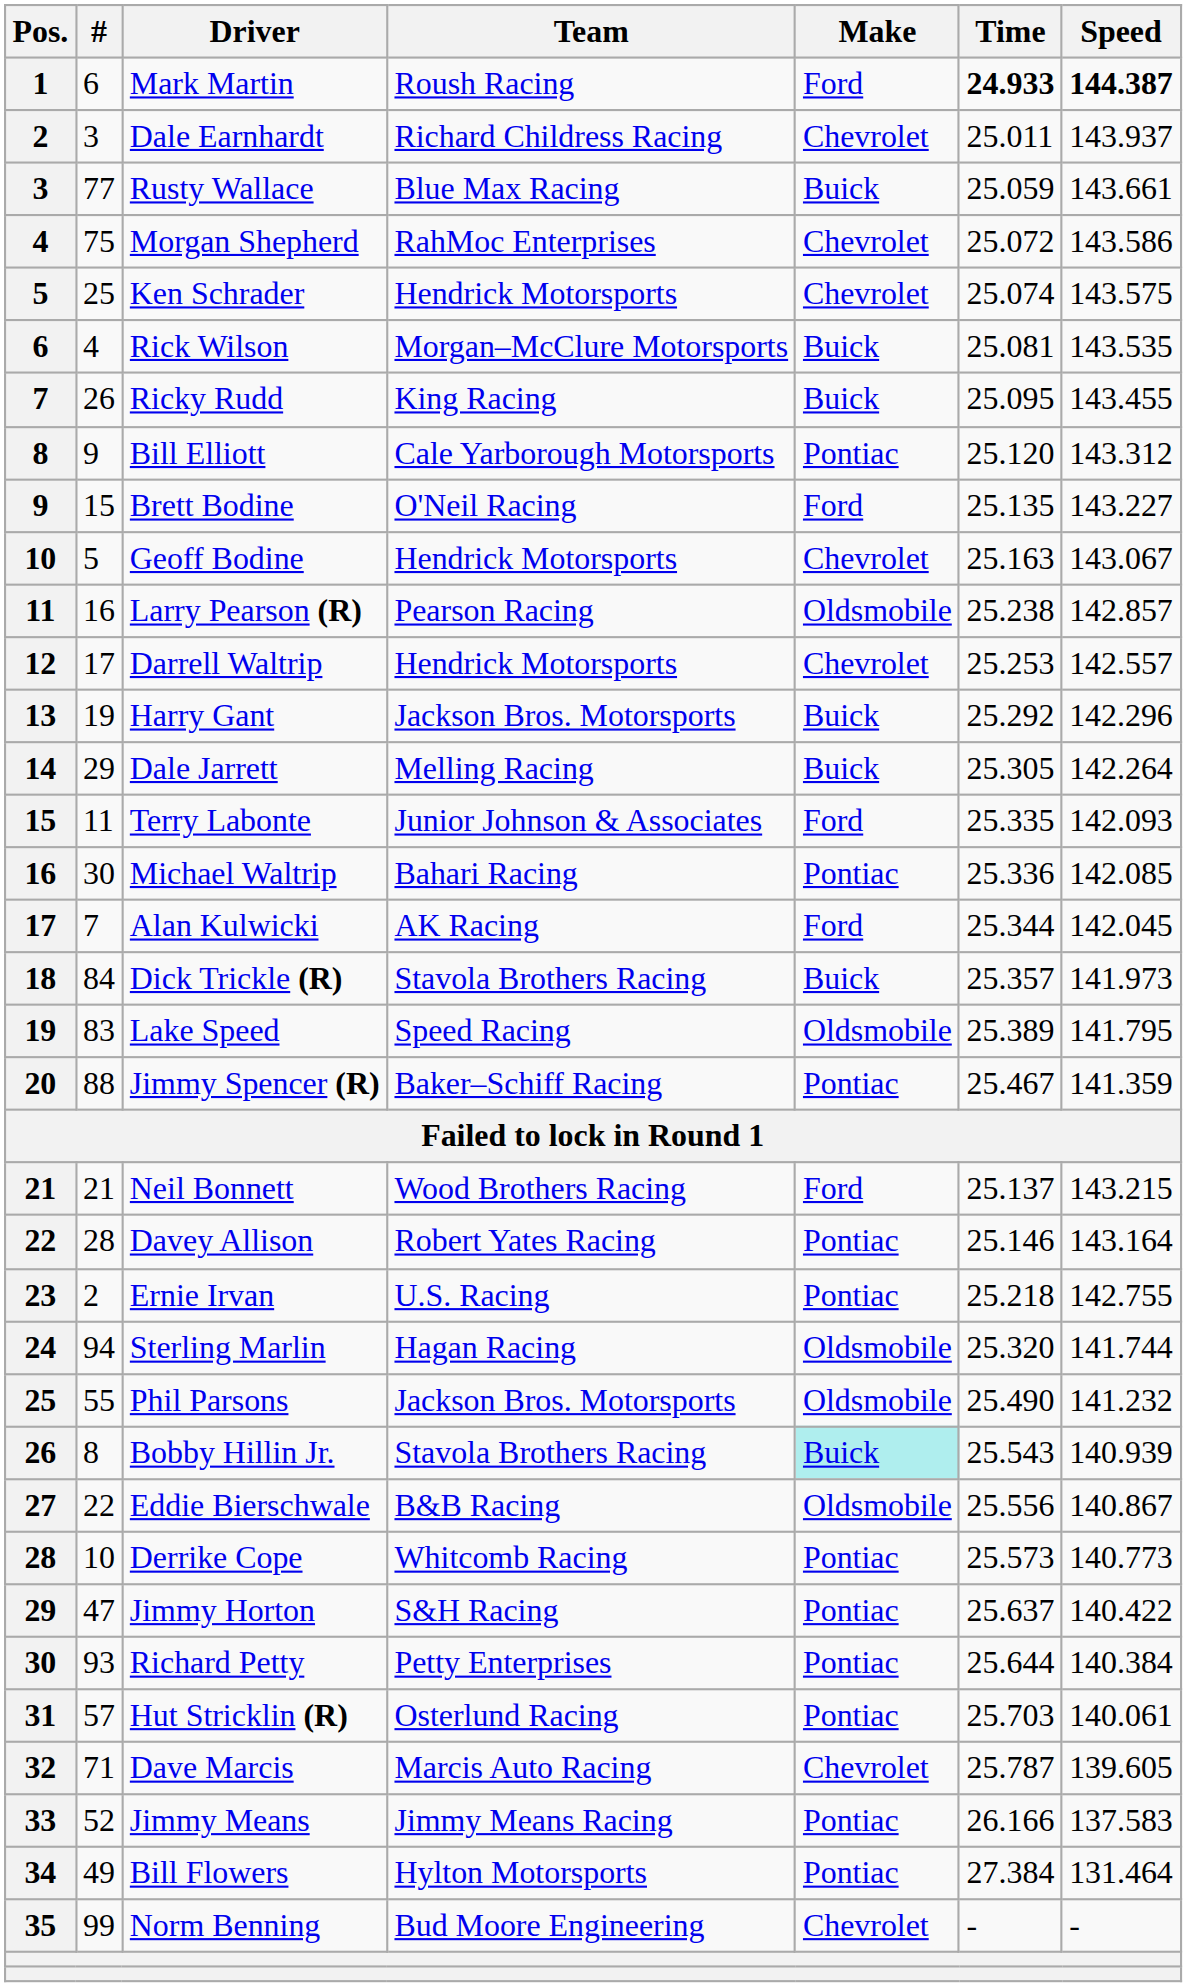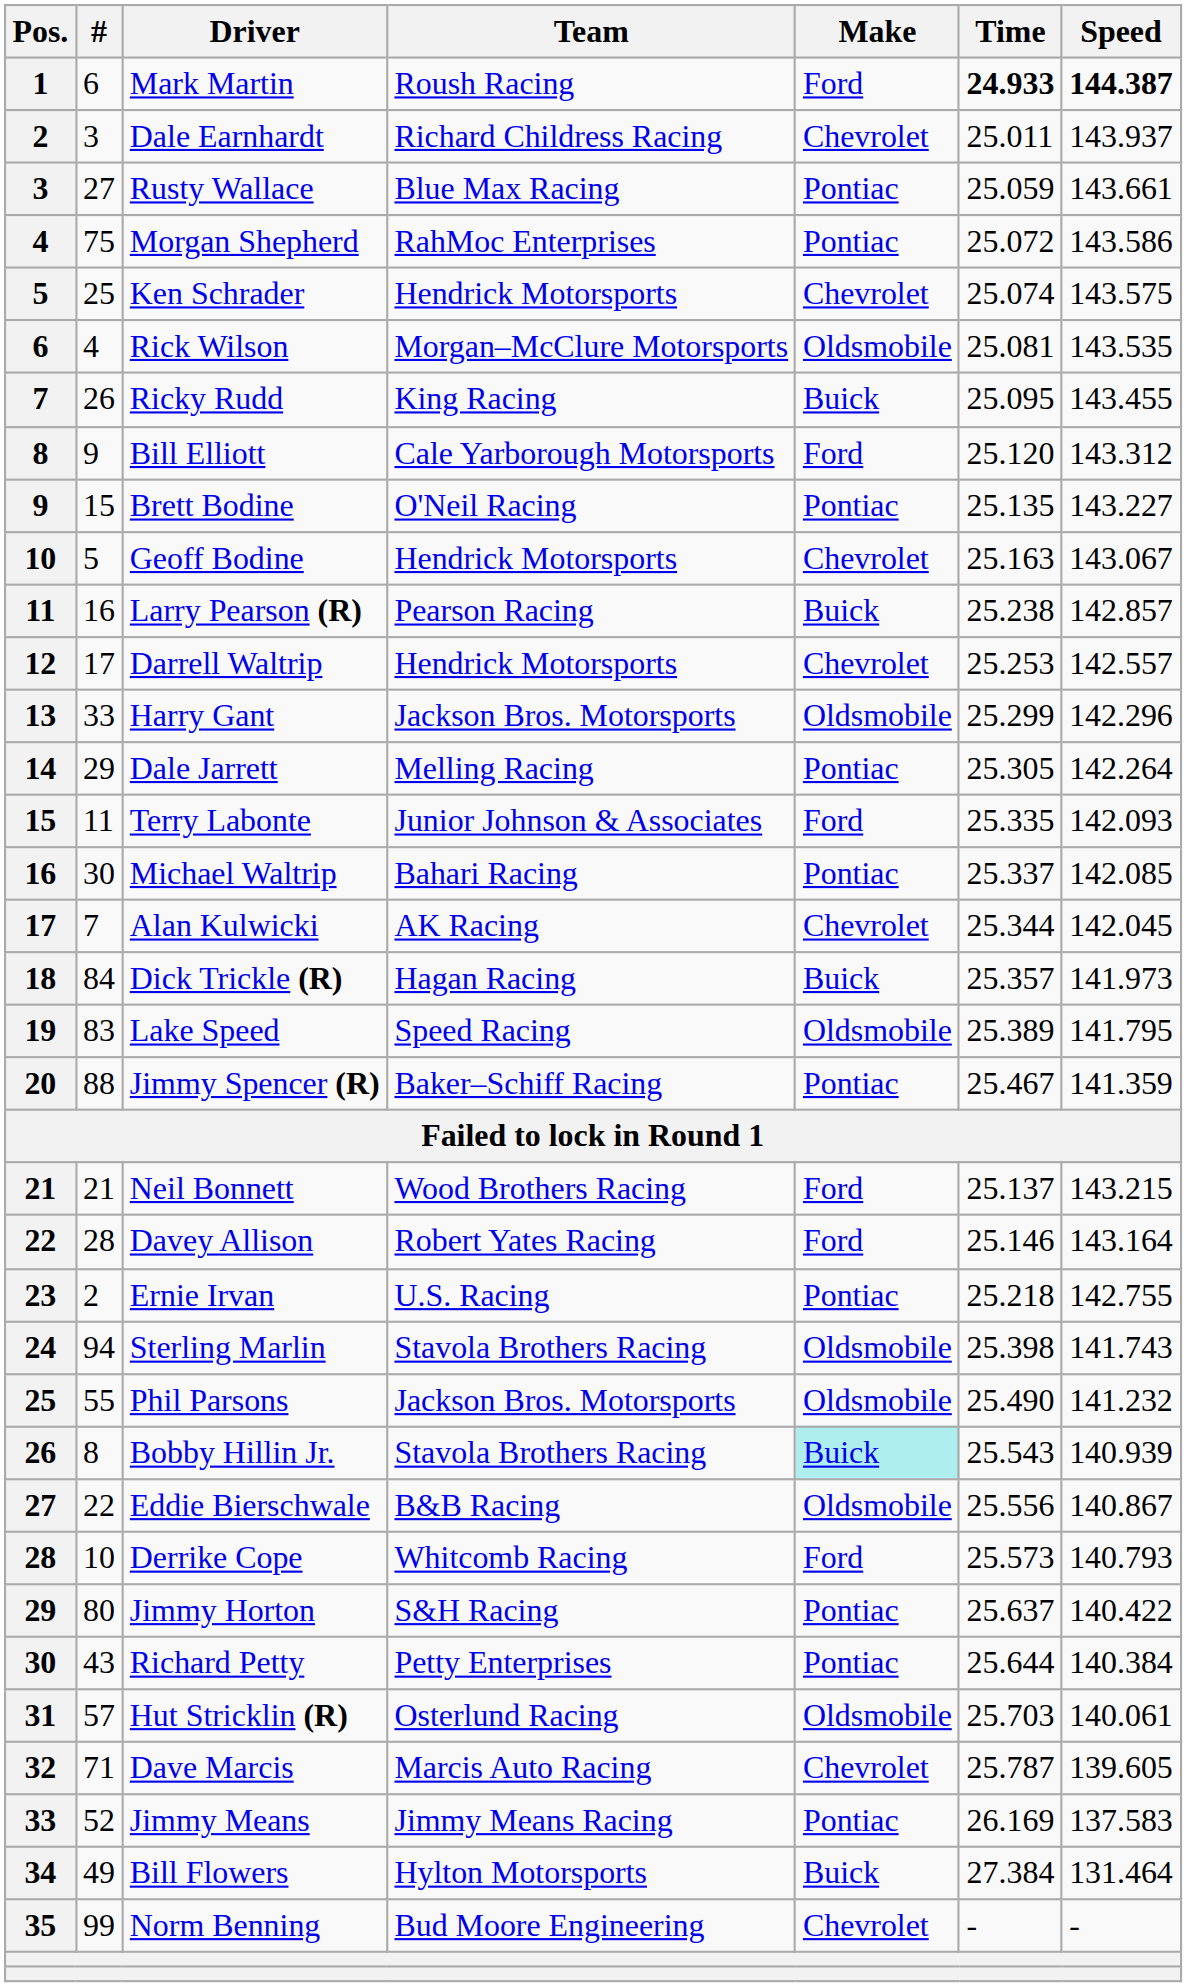(99, 188) 77 -> (99, 188) 27
(841, 188) Buick -> (851, 188) Pontiac
(866, 241) Chevrolet -> (851, 241) Pontiac
(841, 346) Buick -> (877, 346) Oldsmobile
(851, 452) Pontiac -> (833, 452) Ford
(833, 504) Ford -> (851, 504) Pontiac
(877, 609) Oldsmobile -> (841, 609) Buick
(99, 715) 19 -> (99, 715) 33
(841, 715) Buick -> (877, 715) Oldsmobile
(1010, 715) 25.292 -> (1010, 715) 25.299
(841, 767) Buick -> (851, 767) Pontiac
(1010, 873) 25.336 -> (1010, 873) 25.337
(833, 925) Ford -> (866, 925) Chevrolet
(550, 978) Stavola Brothers Racing -> (485, 978) Hagan Racing
(851, 1241) Pontiac -> (833, 1241) Ford
(485, 1346) Hagan Racing -> (550, 1346) Stavola Brothers Racing
(1010, 1346) 25.320 -> (1010, 1346) 25.398
(1121, 1346) 141.744 -> (1121, 1346) 141.743
(851, 1557) Pontiac -> (833, 1557) Ford
(1121, 1557) 140.773 -> (1121, 1557) 140.793
(99, 1609) 47 -> (99, 1609) 80
(99, 1662) 93 -> (99, 1662) 43
(851, 1715) Pontiac -> (877, 1715) Oldsmobile
(1010, 1820) 26.166 -> (1010, 1820) 26.169
(851, 1873) Pontiac -> (841, 1873) Buick
